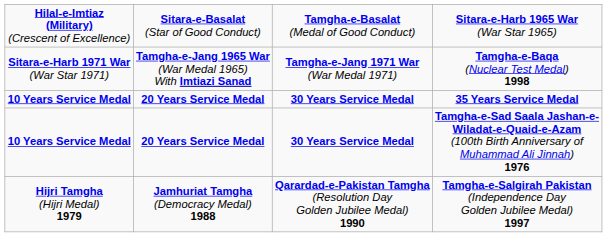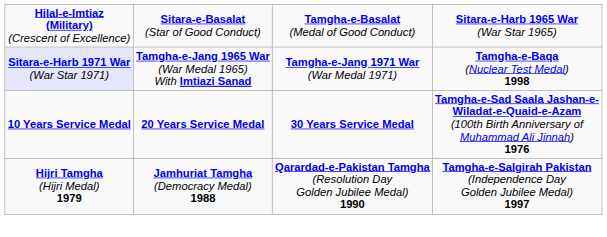(69, 68) no background -> (69, 68) lavender background
- row: (517, 99)
